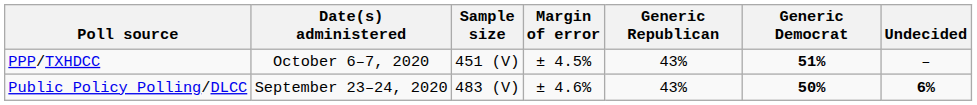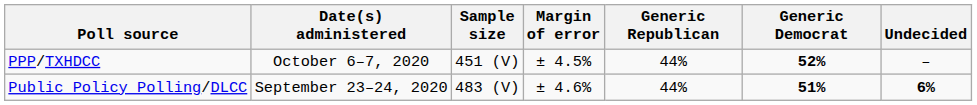(673, 61) 43% -> (673, 61) 44%
(812, 61) 51% -> (812, 61) 52%
(673, 87) 43% -> (673, 87) 44%
(812, 87) 50% -> (812, 87) 51%
